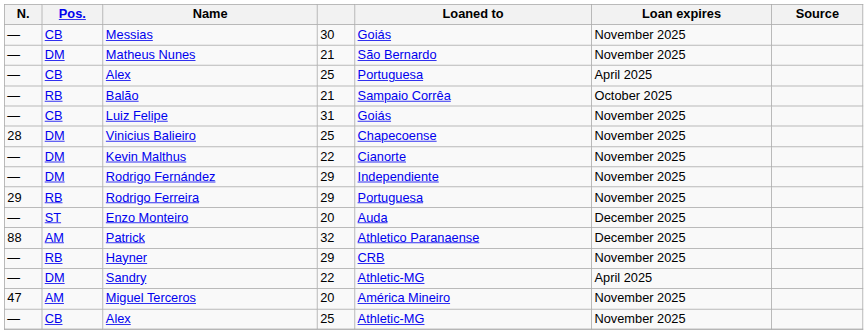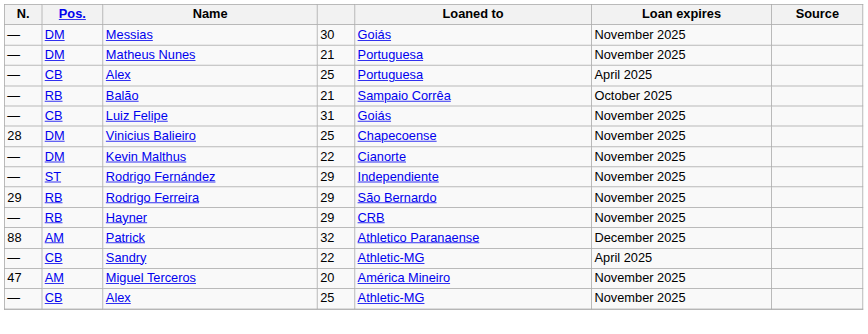(54, 34) CB -> (55, 34) DM
(397, 55) São Bernardo -> (390, 55) Portuguesa
(55, 177) DM -> (53, 177) ST
(390, 197) Portuguesa -> (397, 197) São Bernardo
- row: (147, 217)
rows swapped: (125, 237) <-> (126, 258)
(55, 278) DM -> (54, 258) CB
